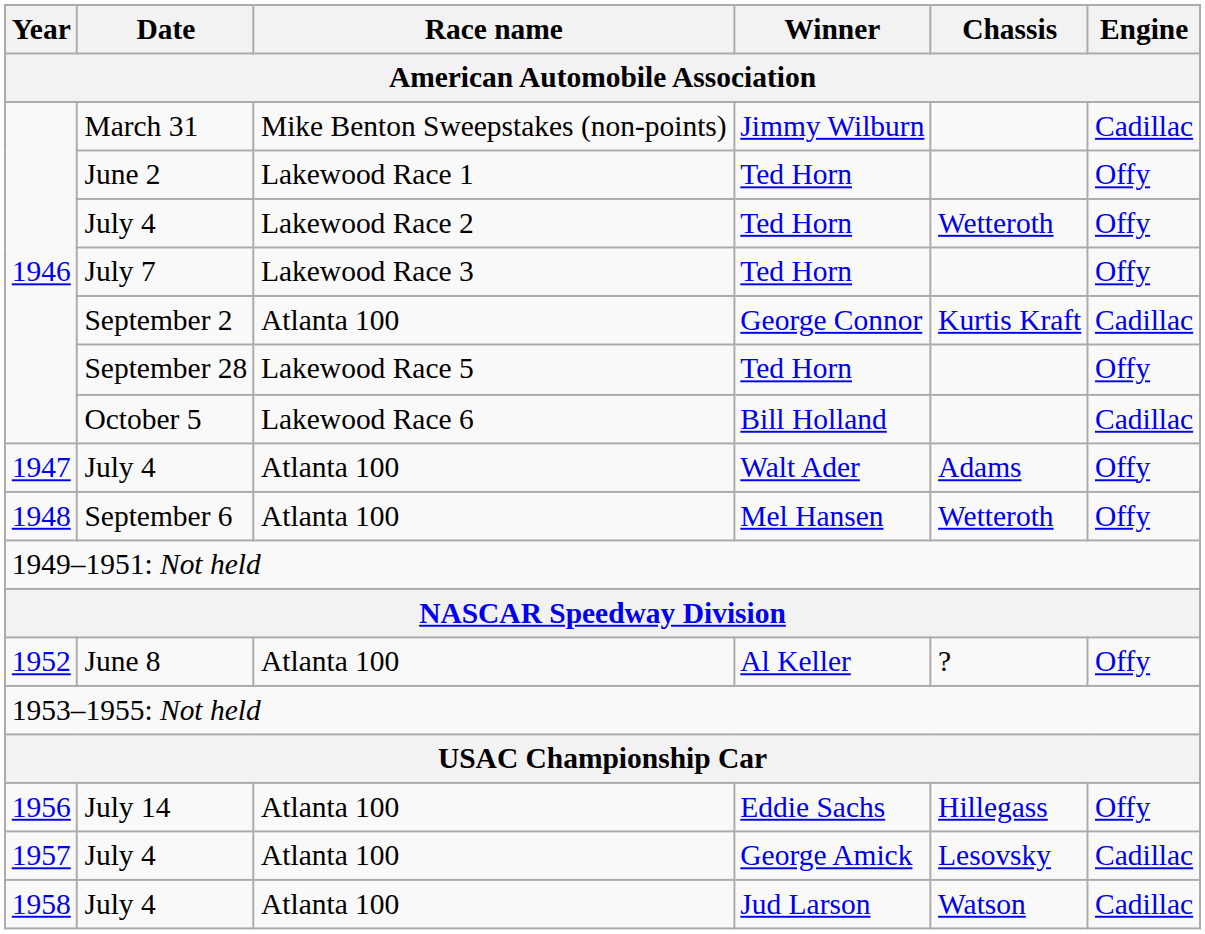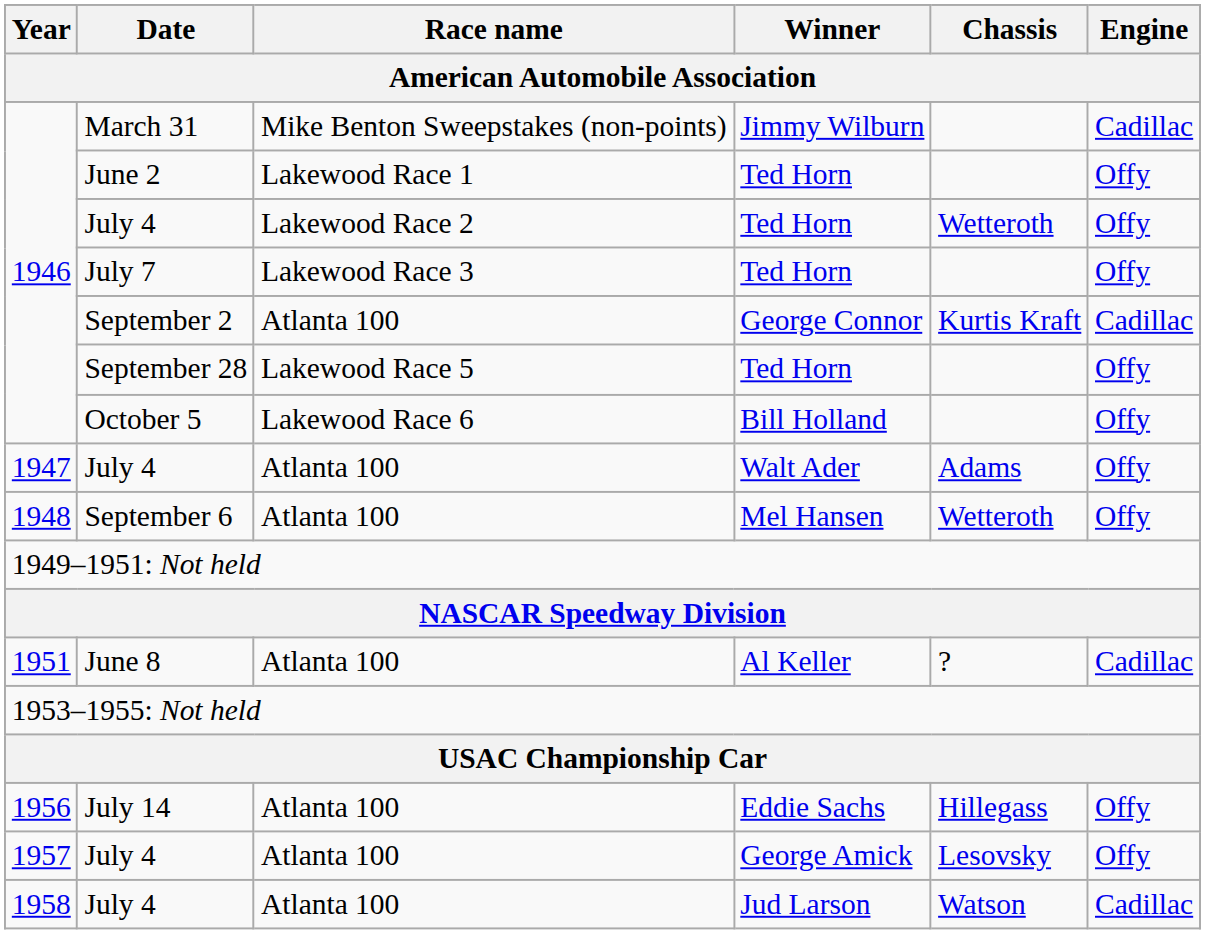(1144, 417) Cadillac -> (1123, 417) Offy
(41, 661) 1952 -> (41, 661) 1951
(1123, 661) Offy -> (1144, 661) Cadillac
(1144, 855) Cadillac -> (1123, 855) Offy
